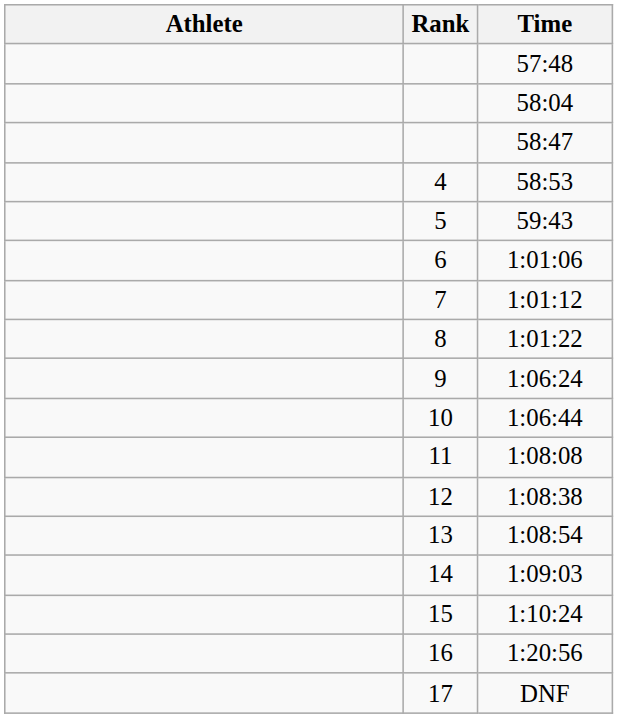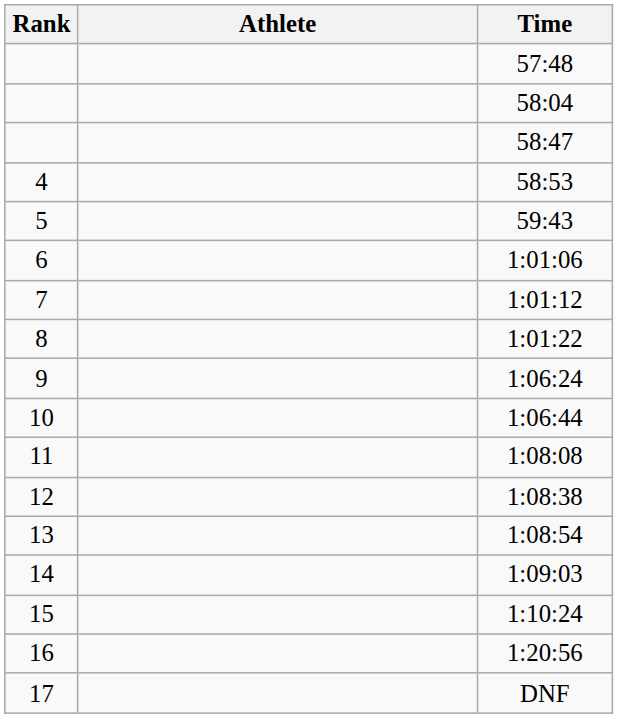columns swapped: (440, 24) <-> (204, 24)
